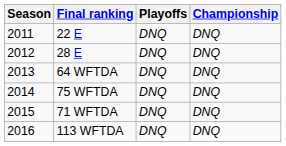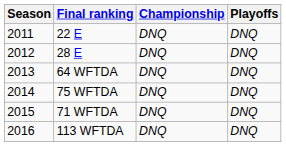columns swapped: (163, 14) <-> (235, 14)
